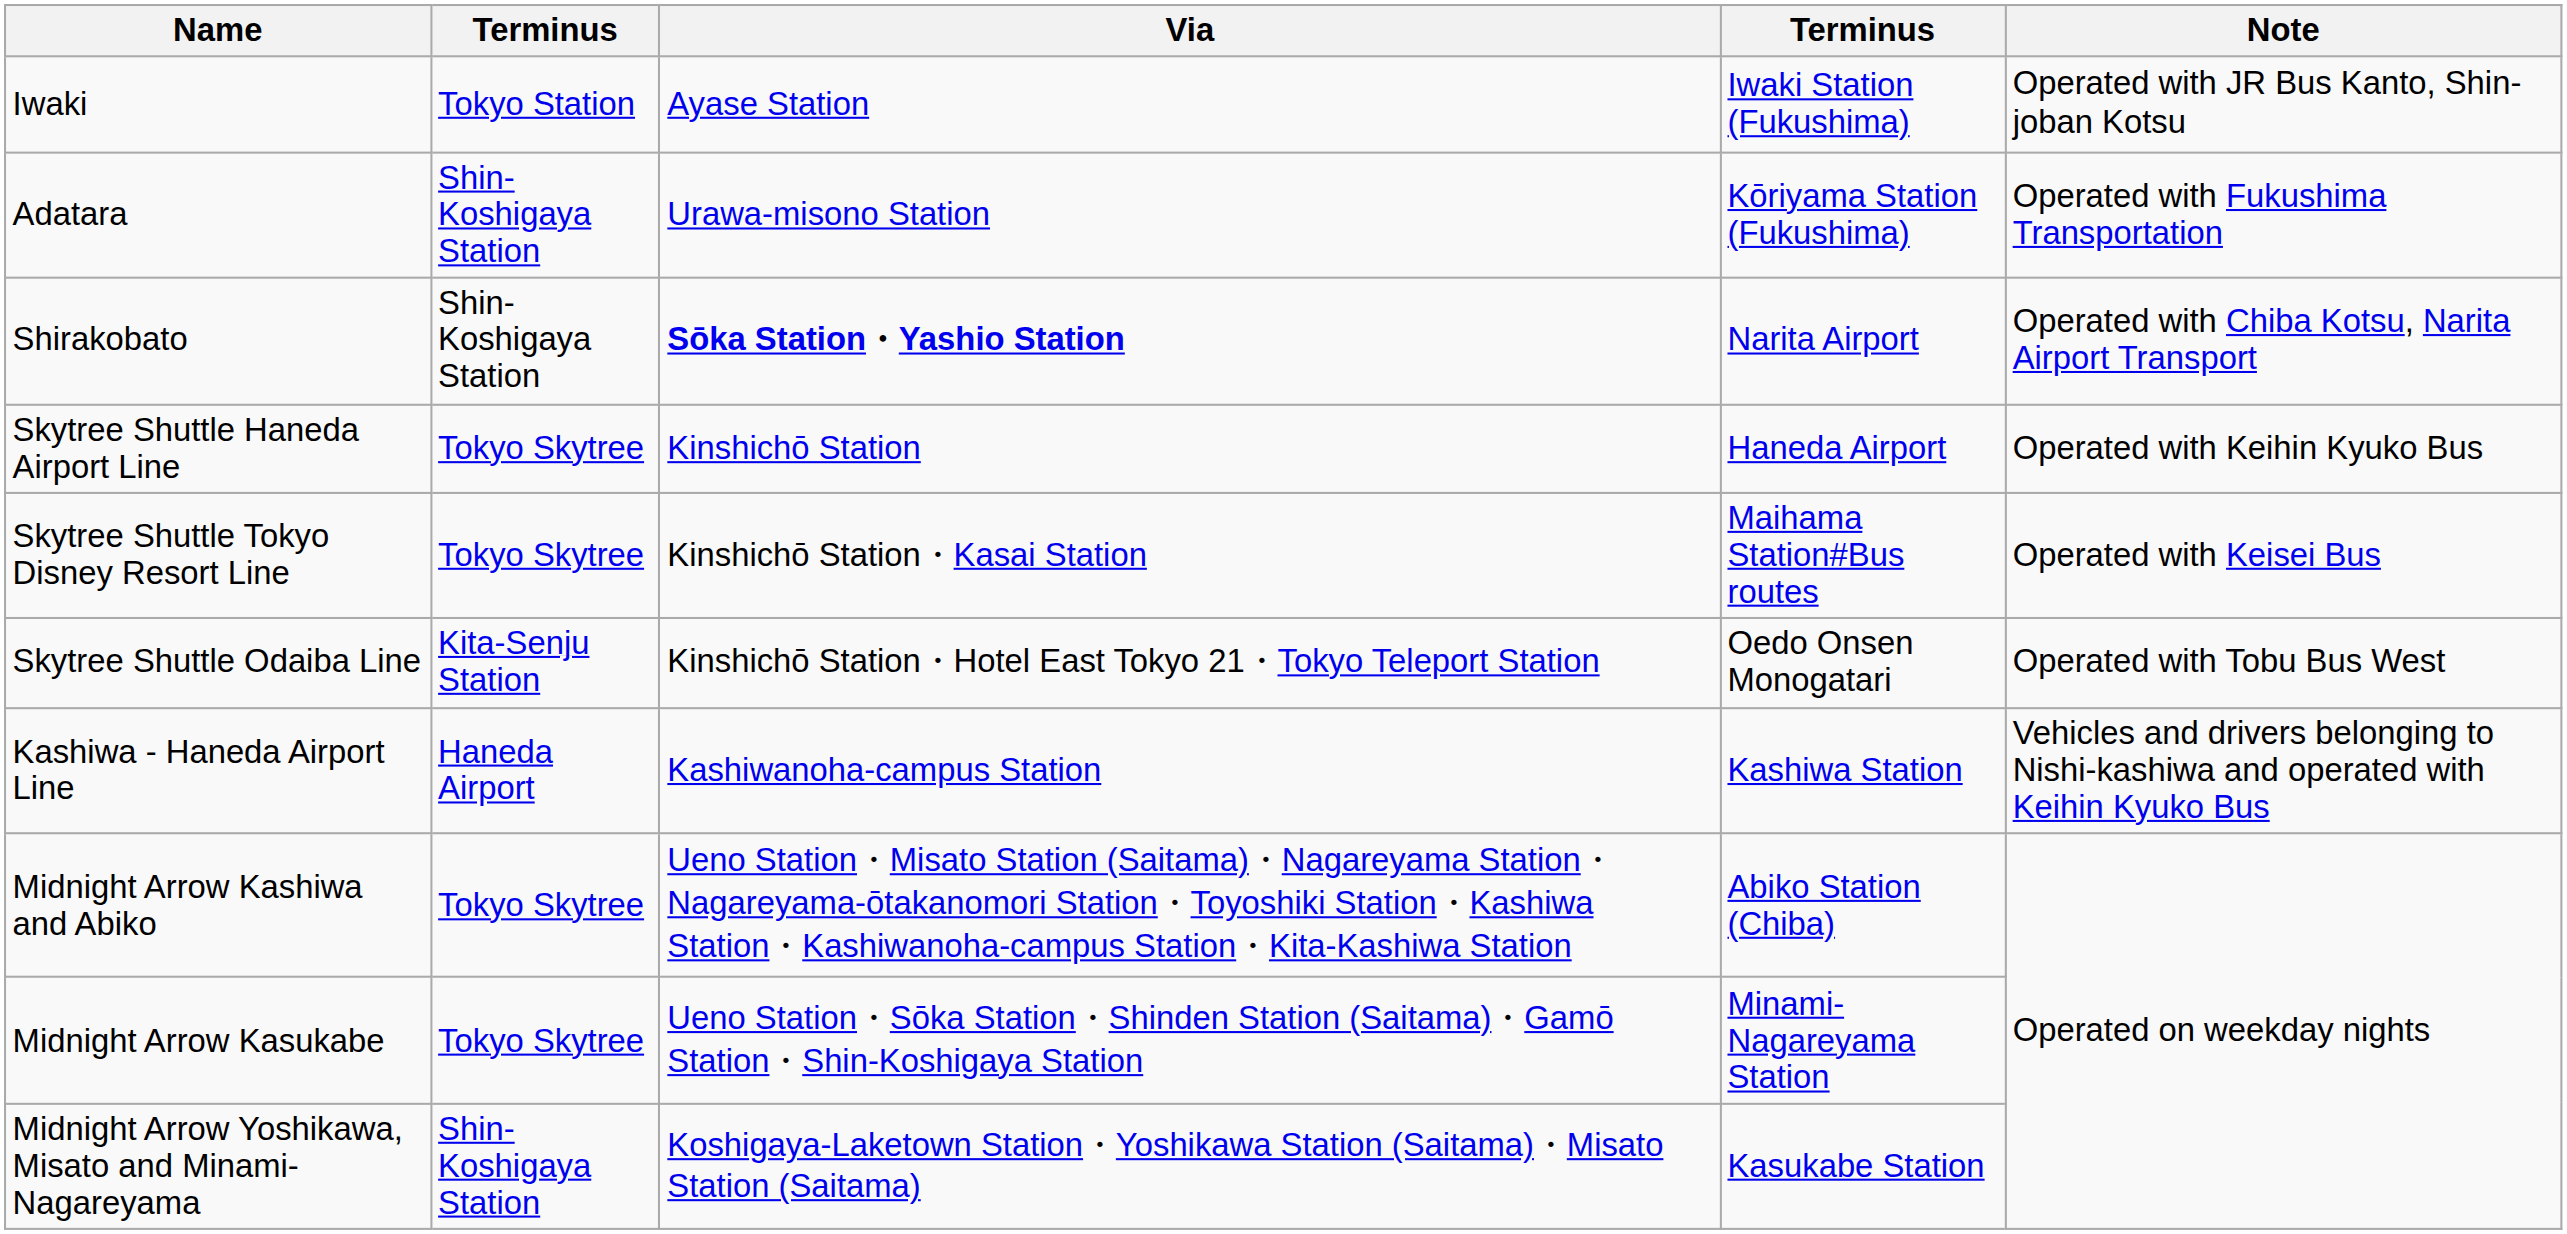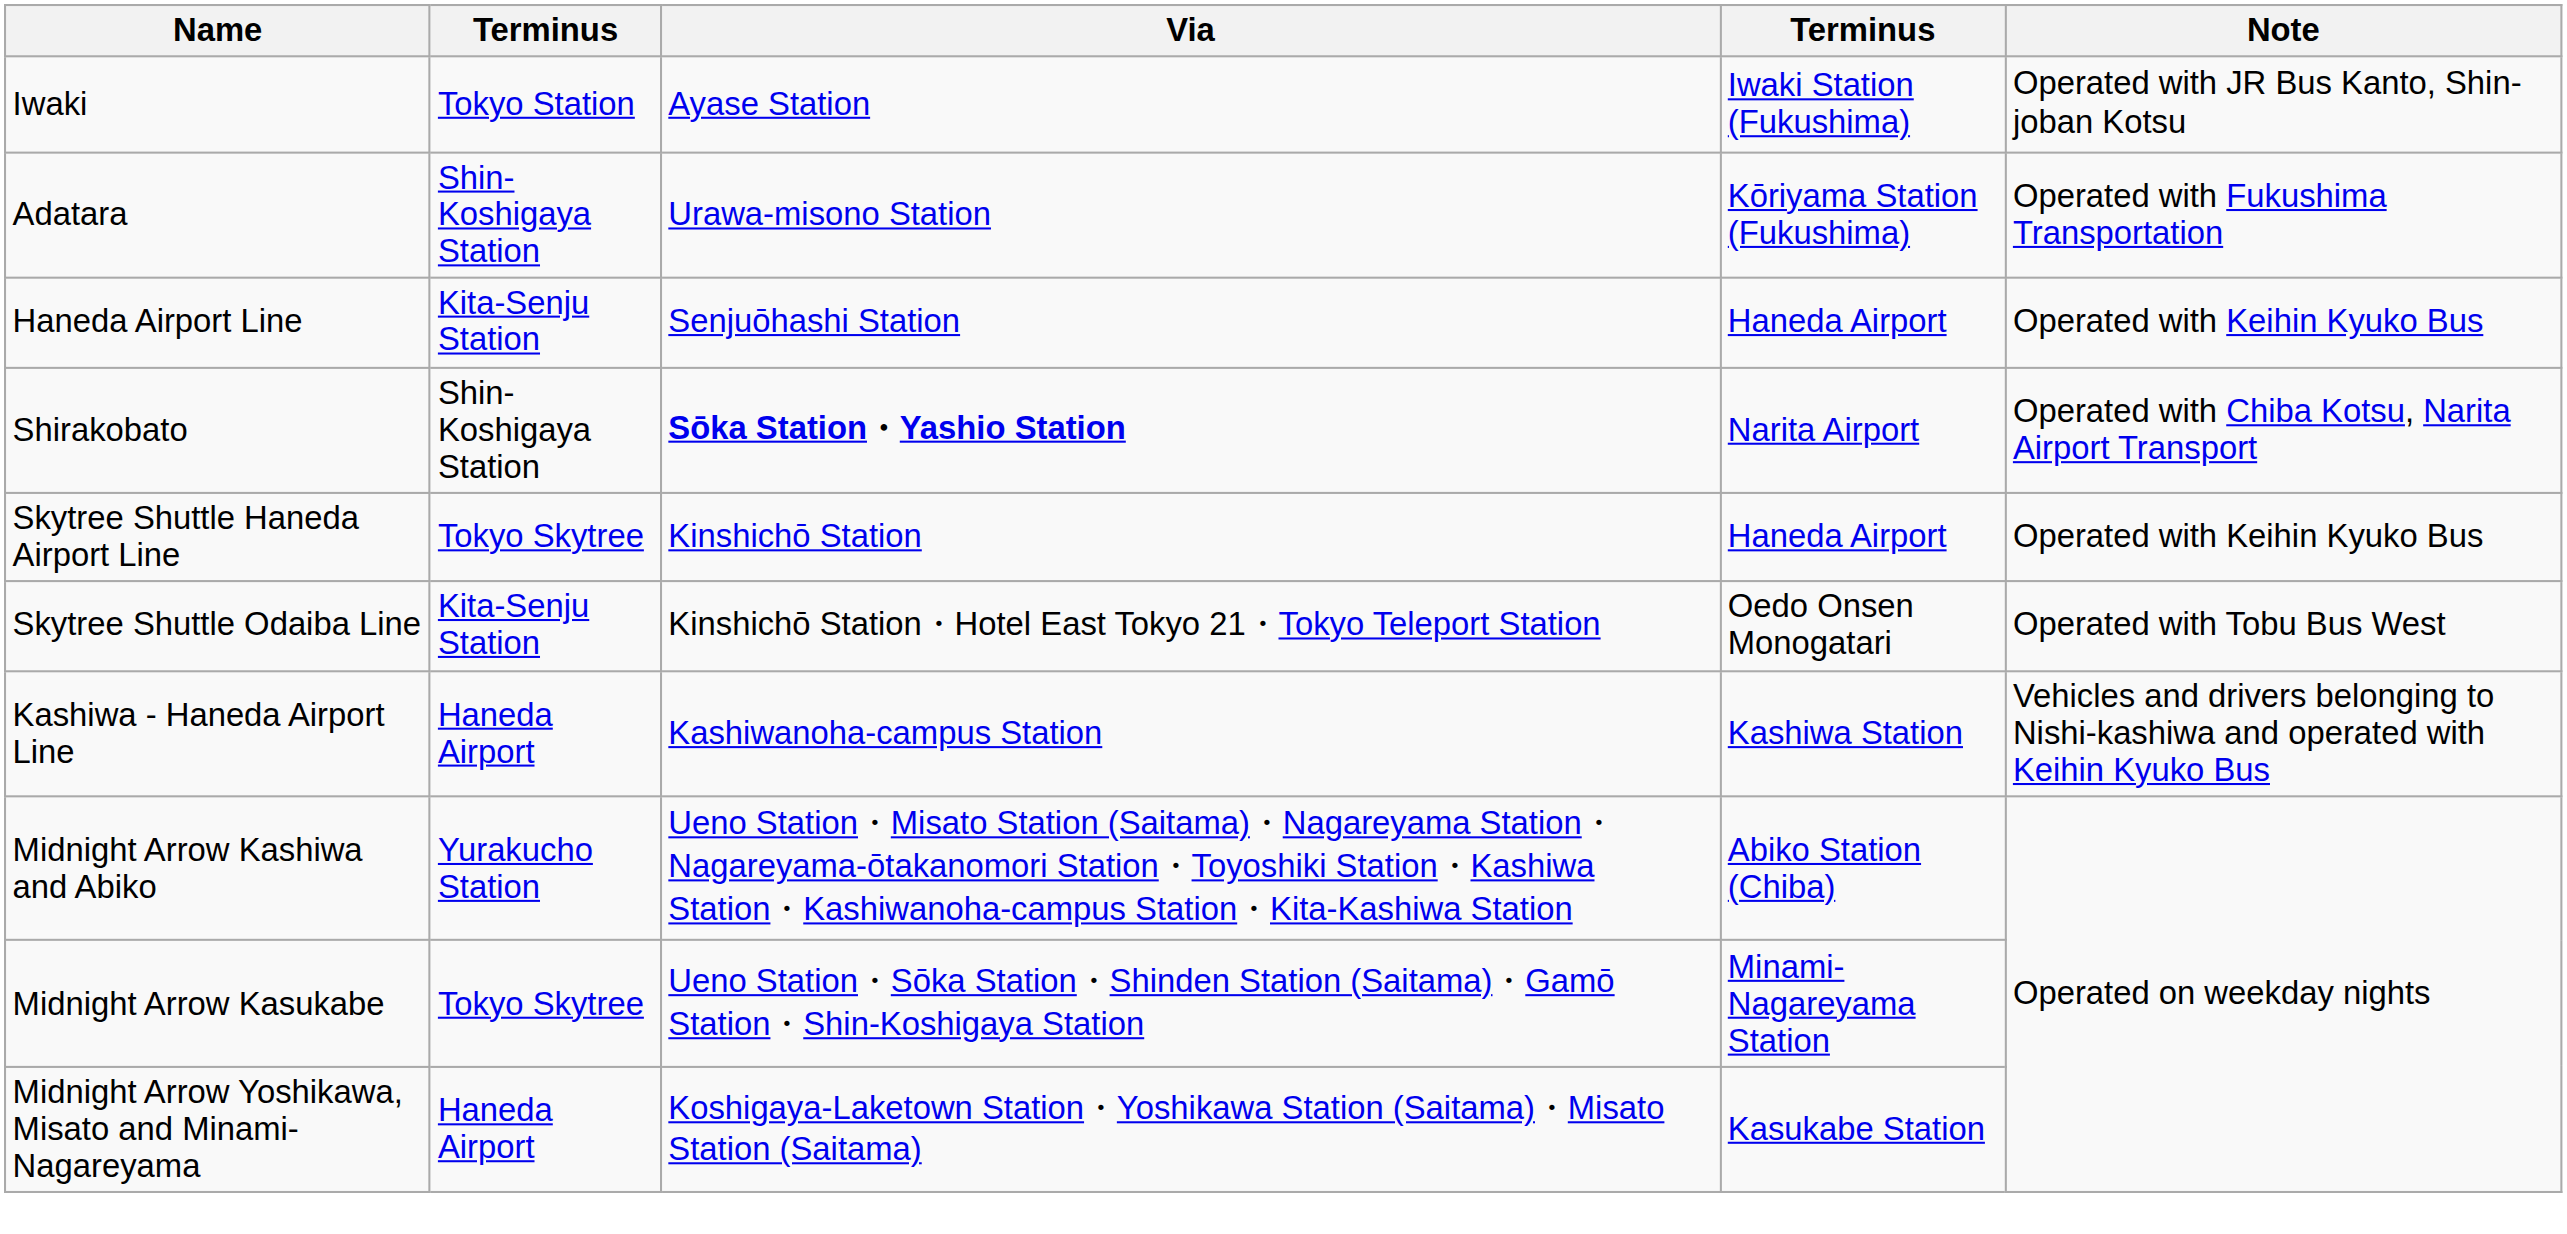+ row: (158, 321)
- row: (171, 555)
(541, 904) Tokyo Skytree -> (515, 867) Yurakucho Station
(515, 1165) Shin-Koshigaya Station -> (495, 1128) Haneda Airport
